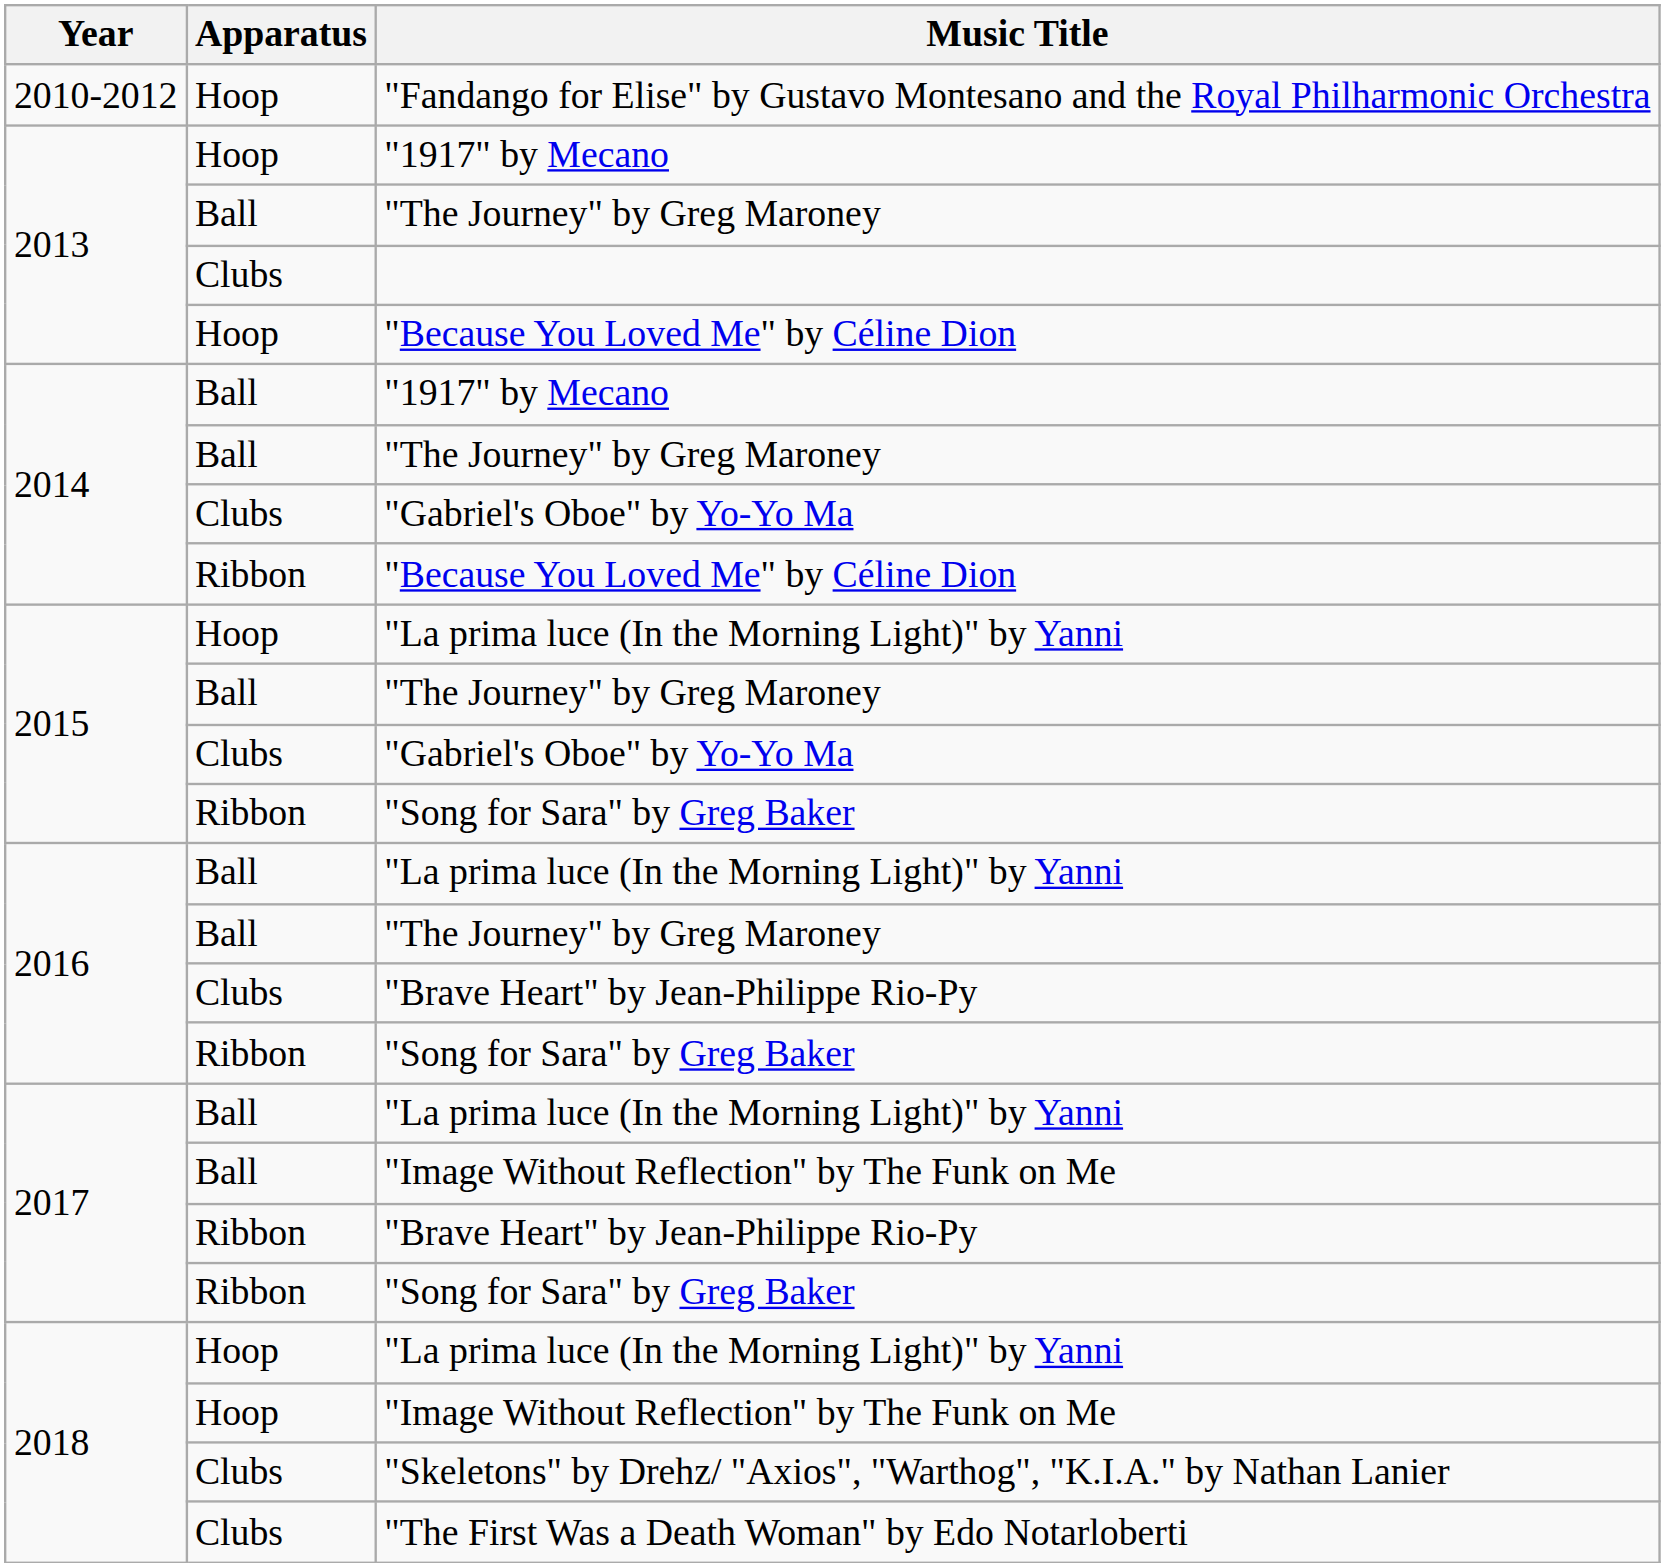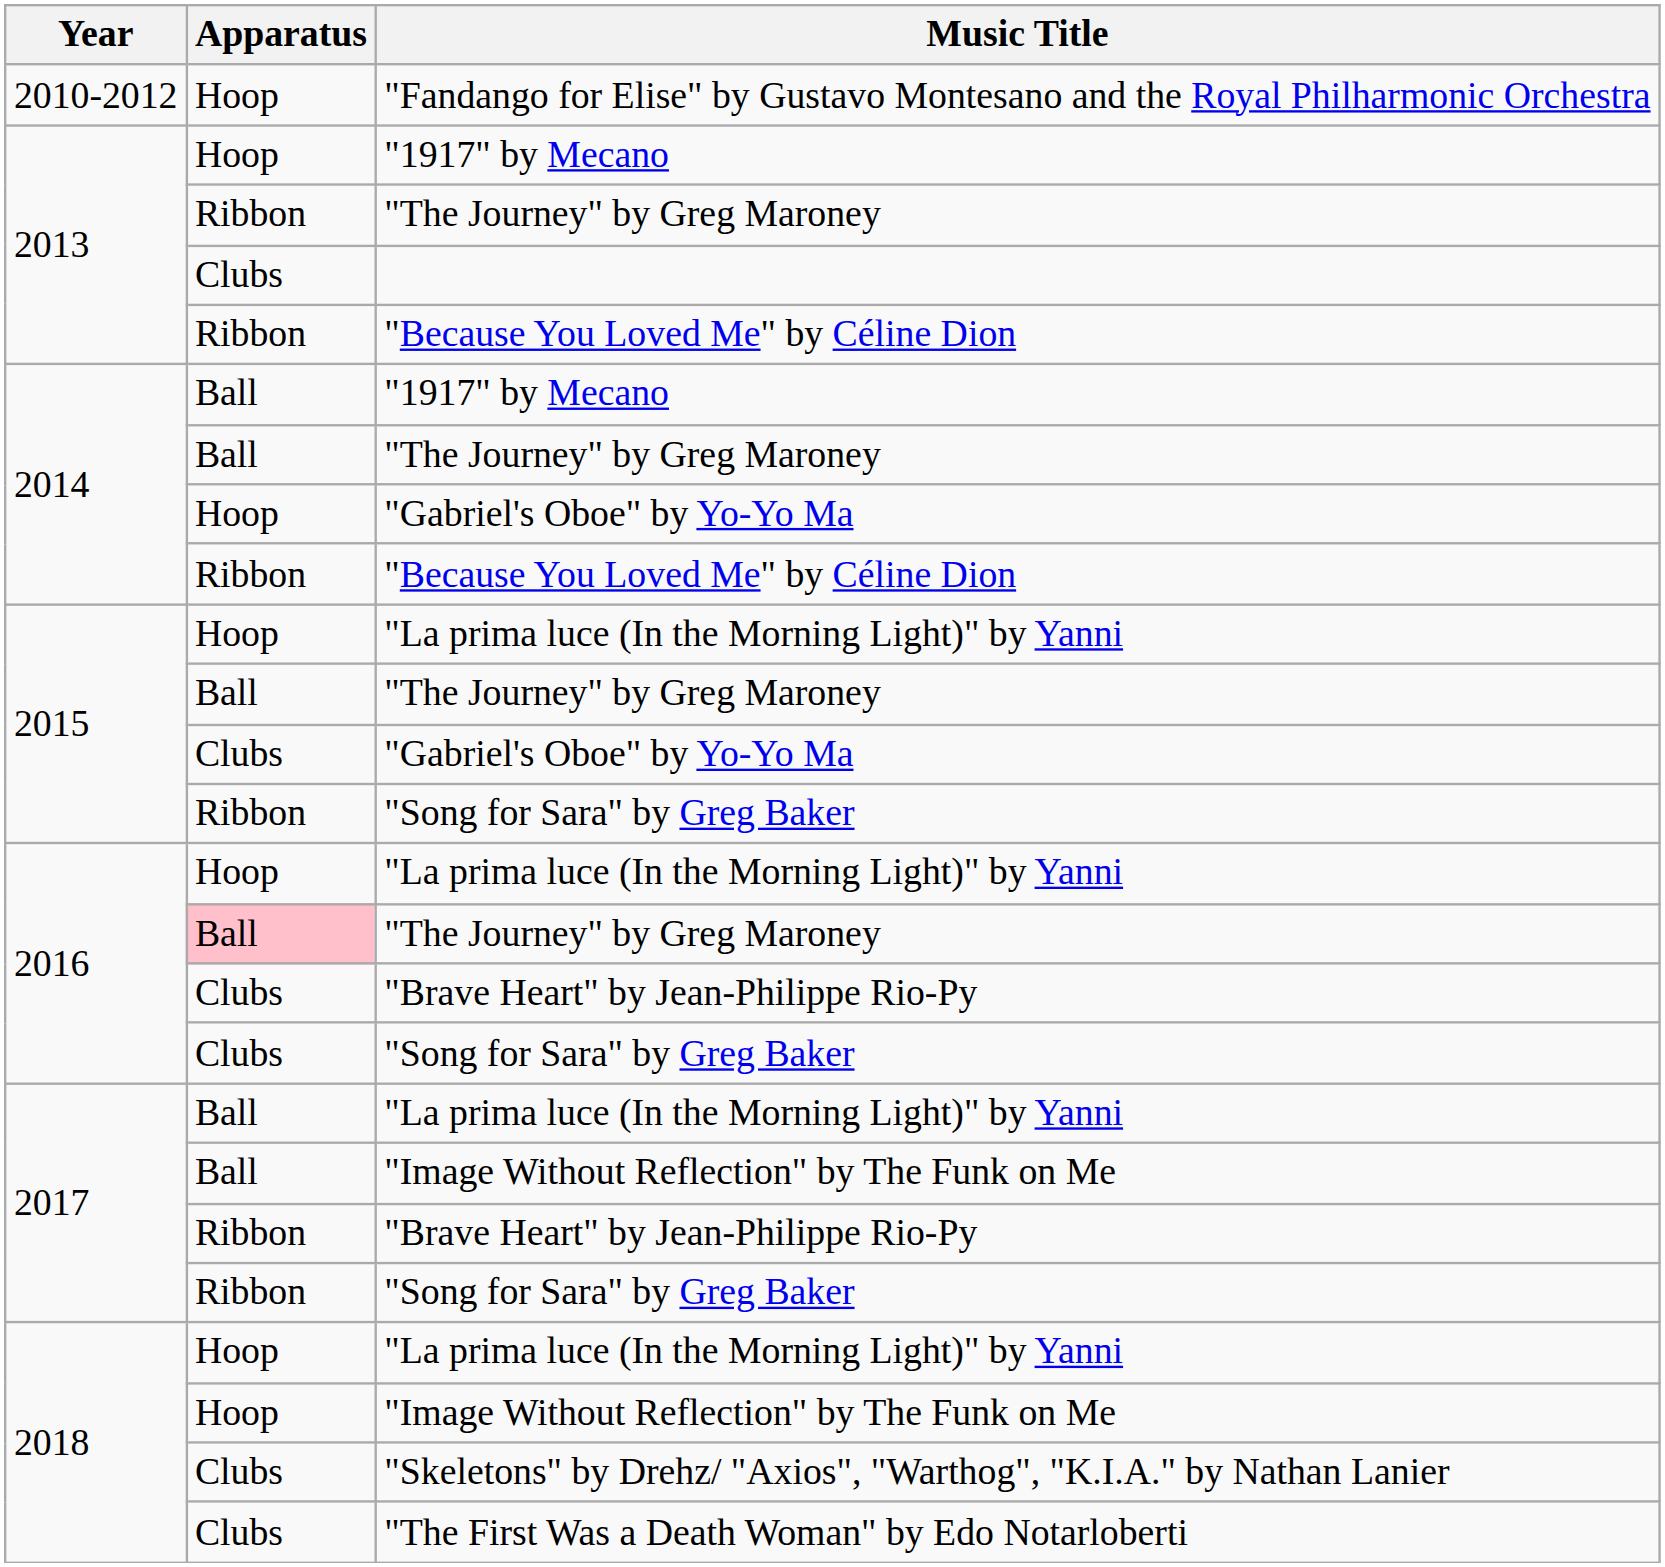(226, 214) Ball -> (251, 214) Ribbon
(237, 333) Hoop -> (251, 333) Ribbon
(239, 513) Clubs -> (237, 513) Hoop
(226, 872) Ball -> (237, 872) Hoop
(226, 932) no background -> (226, 932) pink background
(251, 1052) Ribbon -> (239, 1052) Clubs
